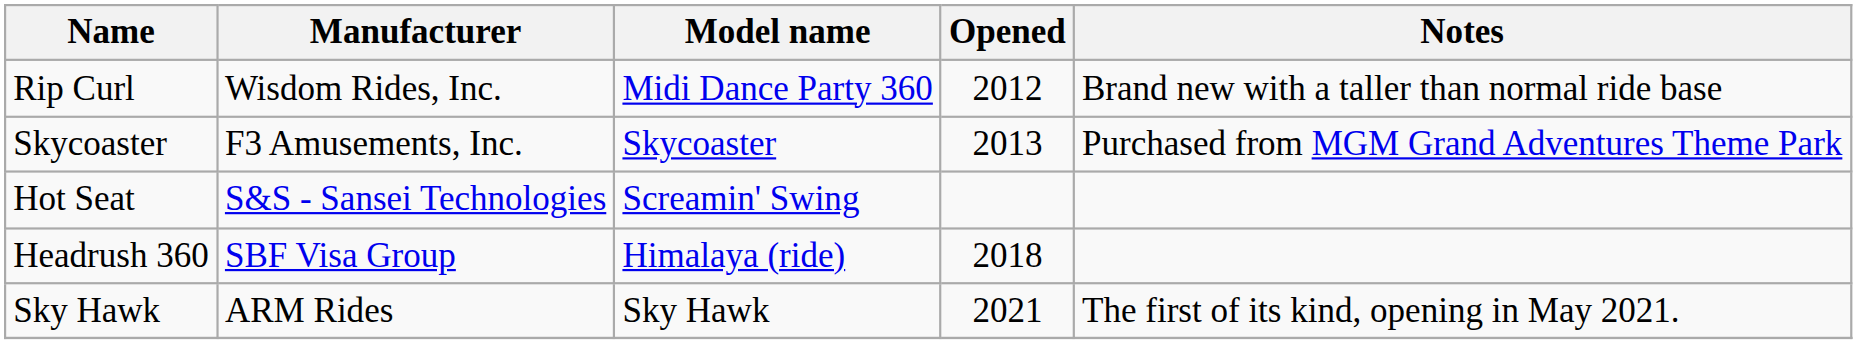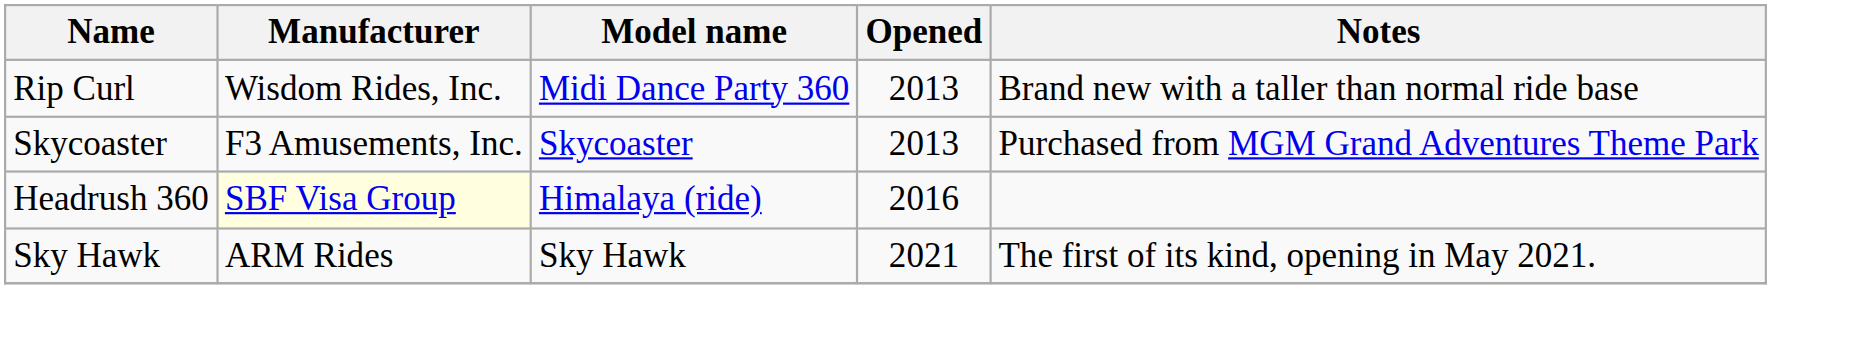(1007, 87) 2012 -> (924, 87) 2013
- row: (74, 198)
(340, 254) no background -> (340, 198) lightyellow background
(1007, 254) 2018 -> (924, 198) 2016
